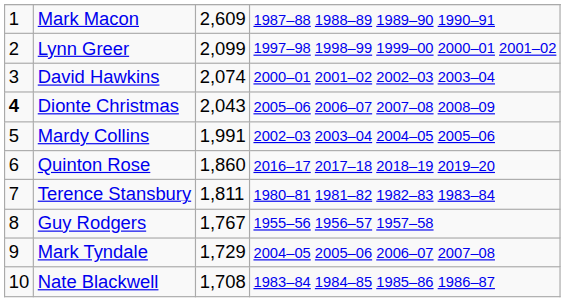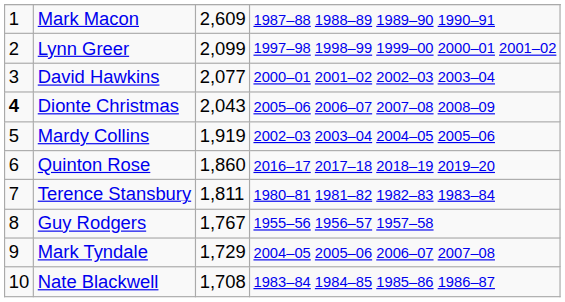(223, 77) 2,074 -> (223, 77) 2,077
(223, 135) 1,991 -> (223, 135) 1,919
